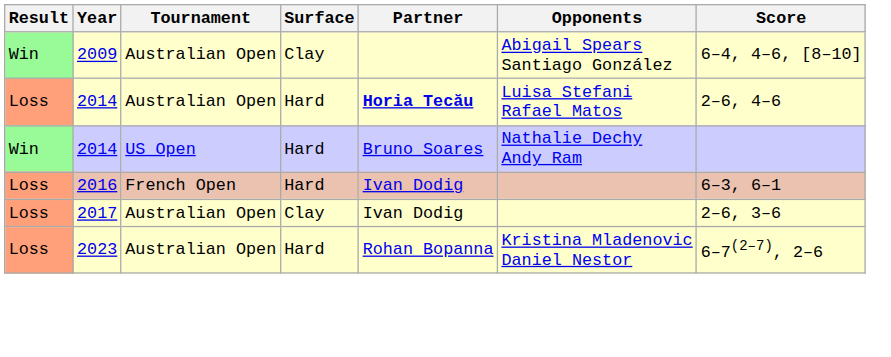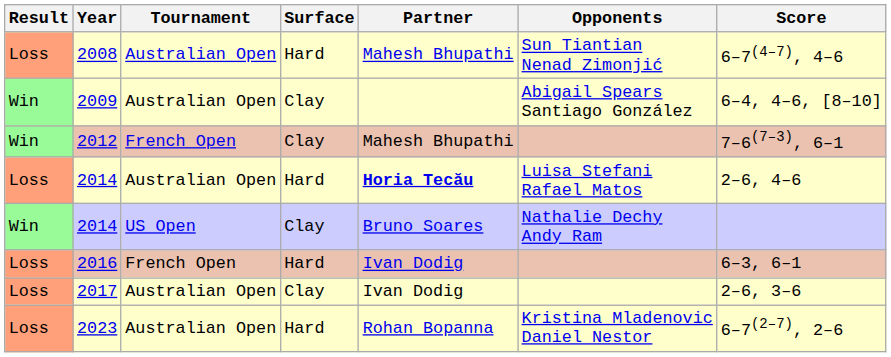+ row: (97, 55)
+ row: (97, 141)
(304, 149) Hard -> (304, 227) Clay
